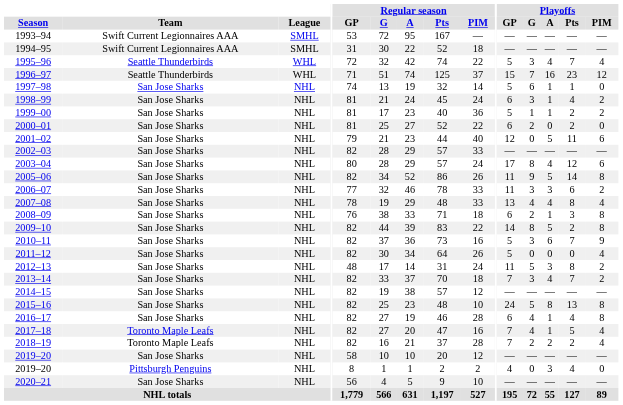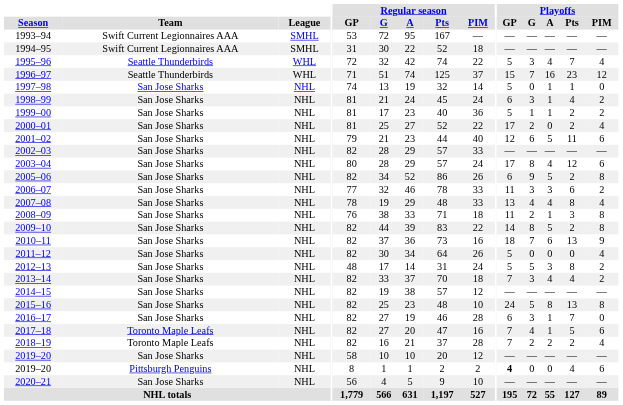(532, 87) 6 -> (532, 87) 0
(510, 125) 6 -> (510, 125) 17
(602, 125) 0 -> (602, 125) 4
(532, 138) 0 -> (532, 138) 6
(510, 176) 11 -> (510, 176) 6
(572, 176) 14 -> (572, 176) 2
(510, 215) 6 -> (510, 215) 11
(510, 240) 5 -> (510, 240) 18
(532, 240) 3 -> (532, 240) 7
(572, 240) 7 -> (572, 240) 13
(510, 266) 11 -> (510, 266) 5
(572, 279) 7 -> (572, 279) 4
(532, 317) 4 -> (532, 317) 3
(572, 317) 4 -> (572, 317) 7
(602, 317) 8 -> (602, 317) 0
(602, 330) 4 -> (602, 330) 6
(510, 368) normal -> (510, 368) bold
(550, 368) 3 -> (550, 368) 0
(602, 368) 0 -> (602, 368) 6
